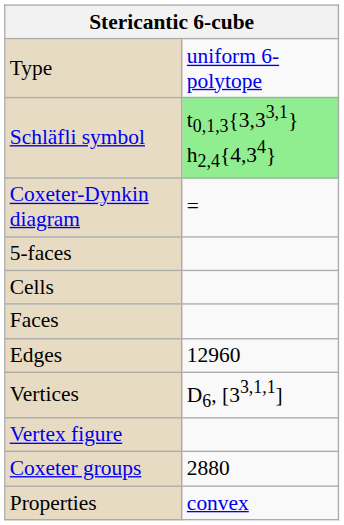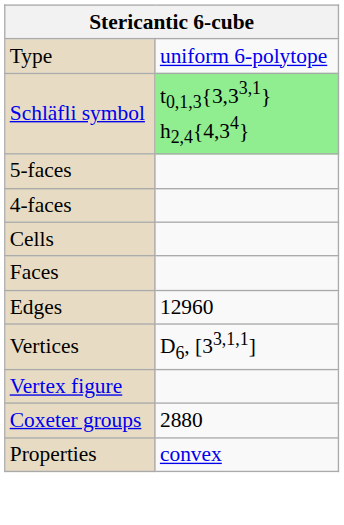- row: (79, 207)
+ row: (41, 204)
